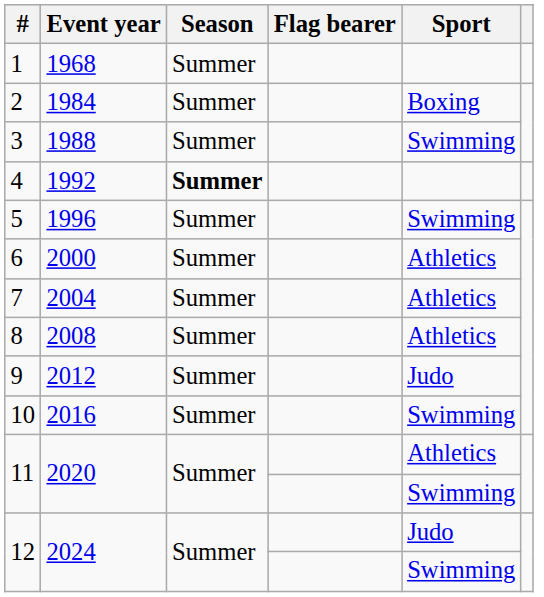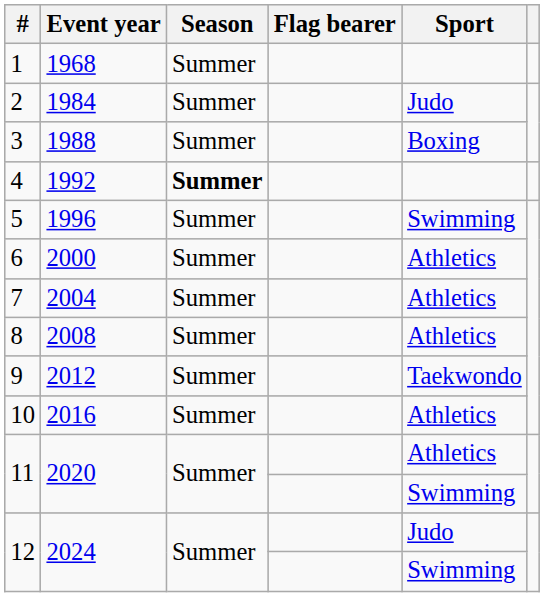(443, 102) Boxing -> (430, 102) Judo
(461, 141) Swimming -> (443, 141) Boxing
(430, 375) Judo -> (464, 375) Taekwondo
(461, 414) Swimming -> (452, 414) Athletics
